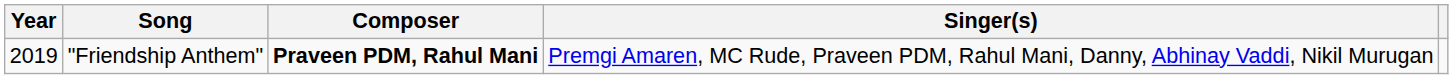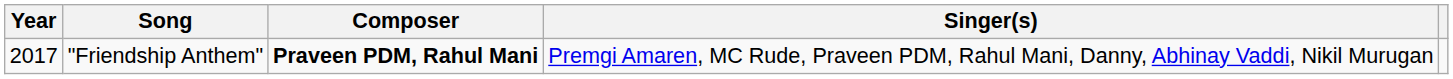(34, 55) 2019 -> (34, 55) 2017
